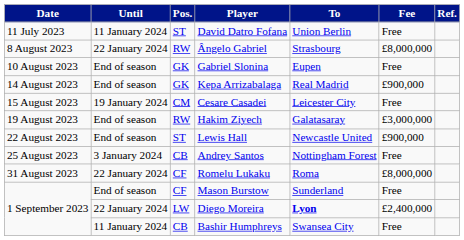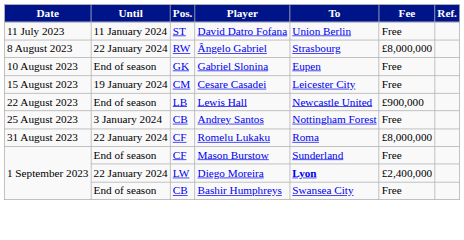- row: (239, 84)
- row: (230, 119)
(179, 137) ST -> (180, 102) LB
(130, 226) 11 January 2024 -> (125, 191) End of season
